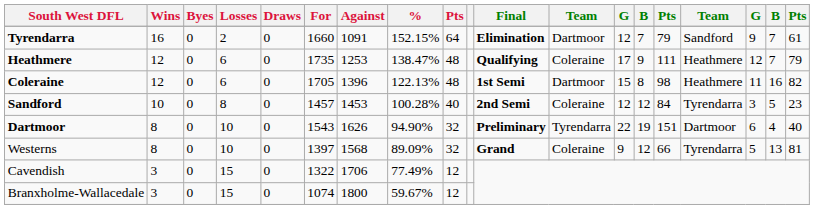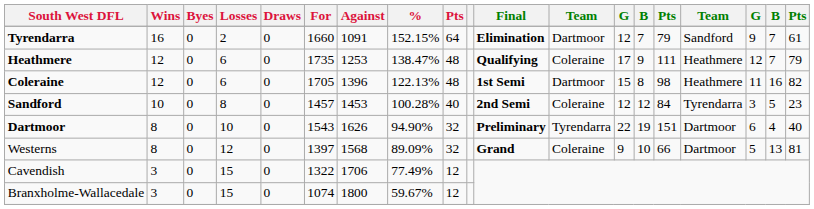(227, 148) 10 -> (227, 148) 12
(644, 148) 12 -> (644, 148) 10
(713, 148) Tyrendarra -> (710, 148) Dartmoor
